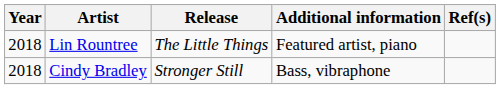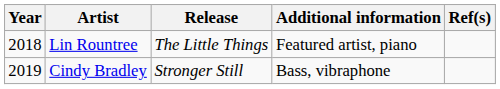(25, 70) 2018 -> (25, 70) 2019
